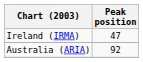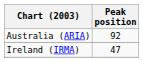rows swapped: (48, 50) <-> (43, 36)
